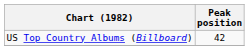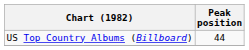(220, 38) 42 -> (220, 38) 44
